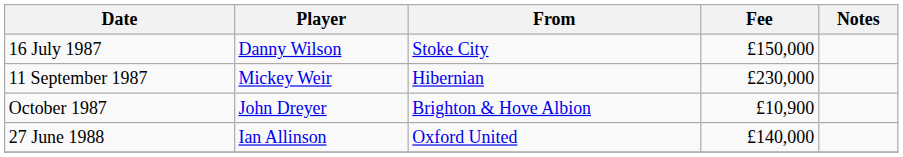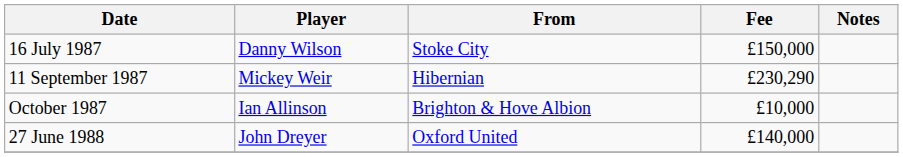(781, 78) £230,000 -> (781, 78) £230,290
(282, 108) John Dreyer -> (283, 108) Ian Allinson
(785, 108) £10,900 -> (785, 108) £10,000
(283, 137) Ian Allinson -> (282, 137) John Dreyer
